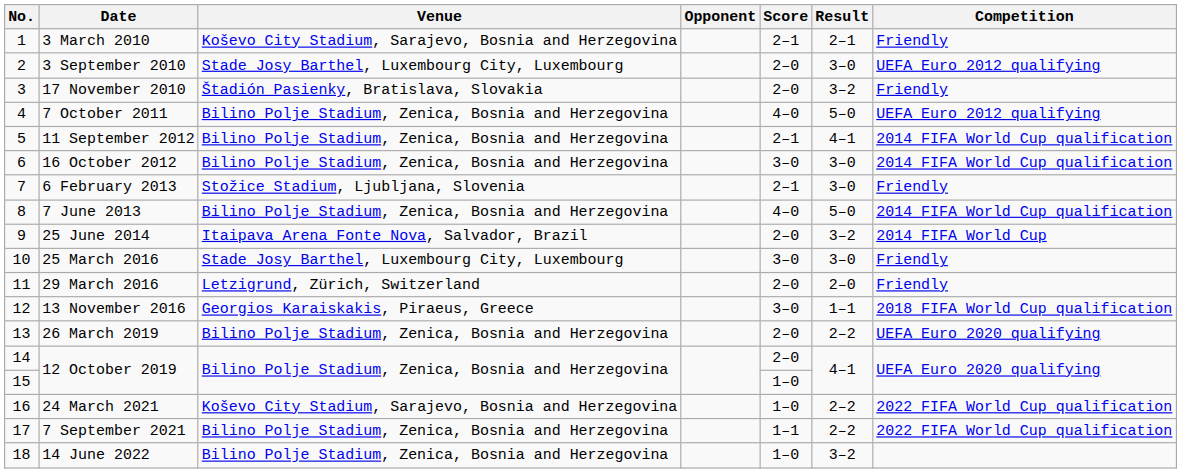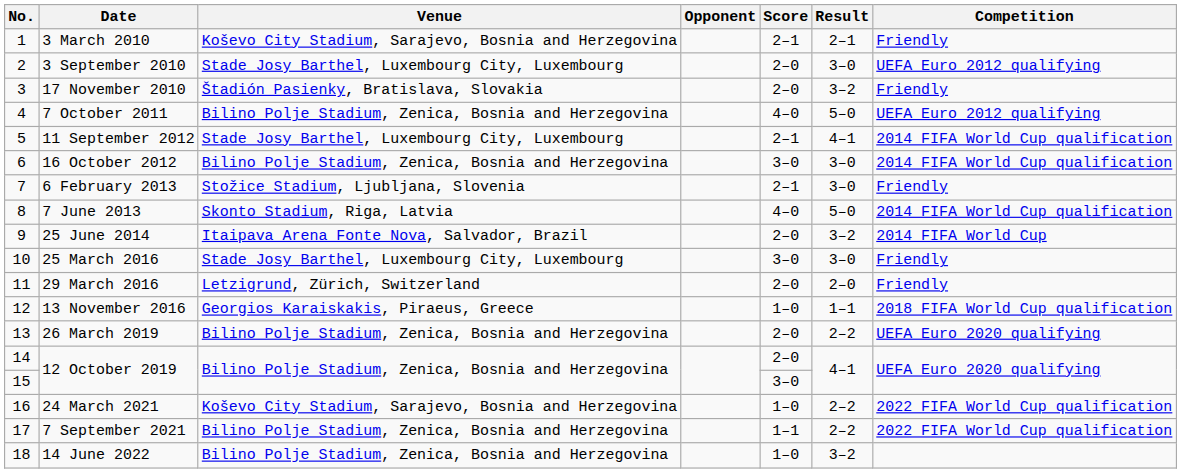(435, 139) Bilino Polje Stadium, Zenica, Bosnia and Herzegovina -> (413, 139) Stade Josy Barthel, Luxembourg City, Luxembourg
(435, 212) Bilino Polje Stadium, Zenica, Bosnia and Herzegovina -> (327, 212) Skonto Stadium, Riga, Latvia
(786, 309) 3–0 -> (786, 309) 1–0
(786, 382) 1–0 -> (786, 382) 3–0
